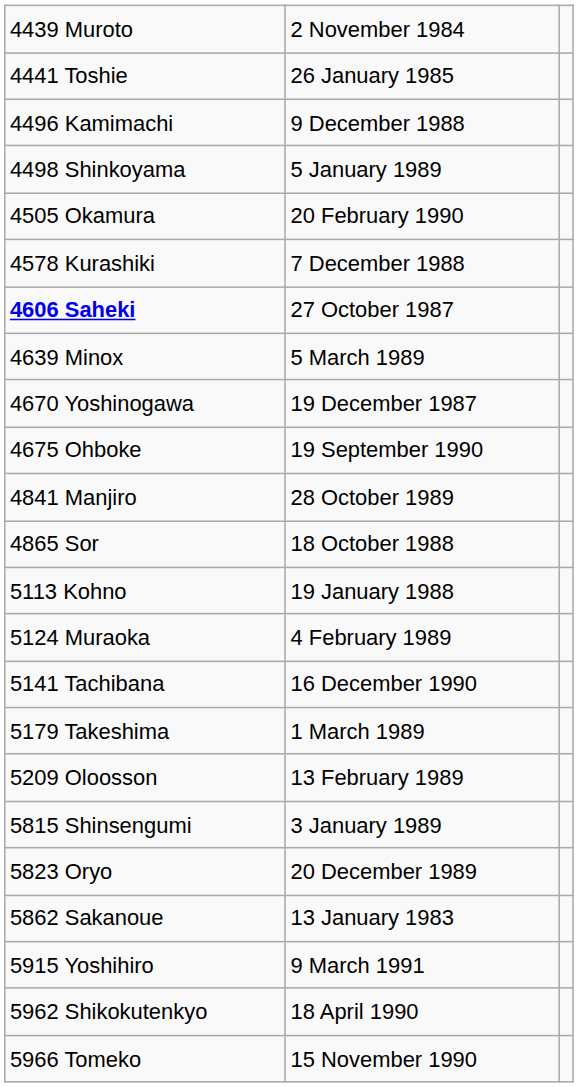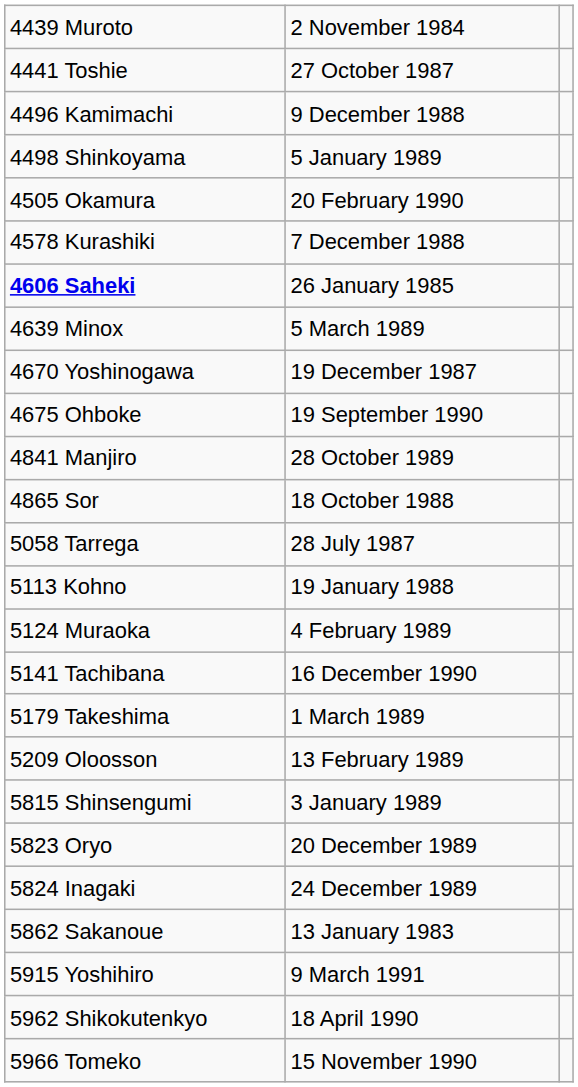(372, 76) 26 January 1985 -> (372, 70) 27 October 1987
(372, 310) 27 October 1987 -> (372, 285) 26 January 1985
+ row: (74, 544)
+ row: (73, 888)
